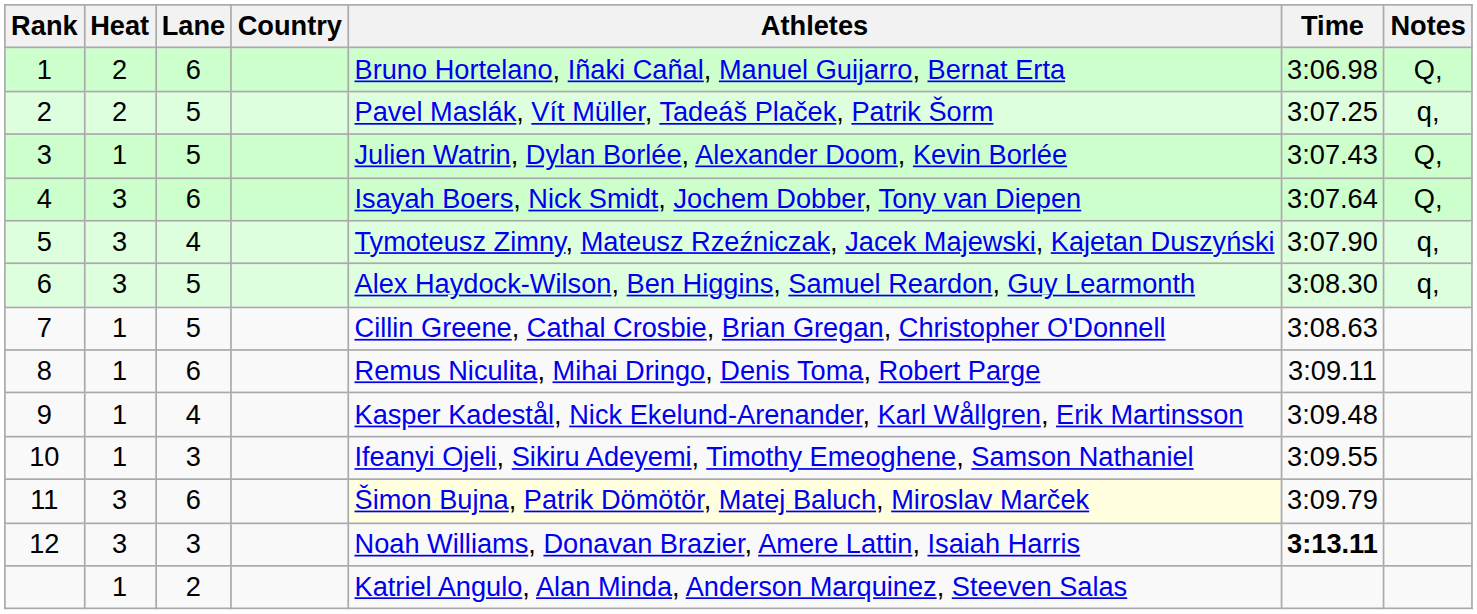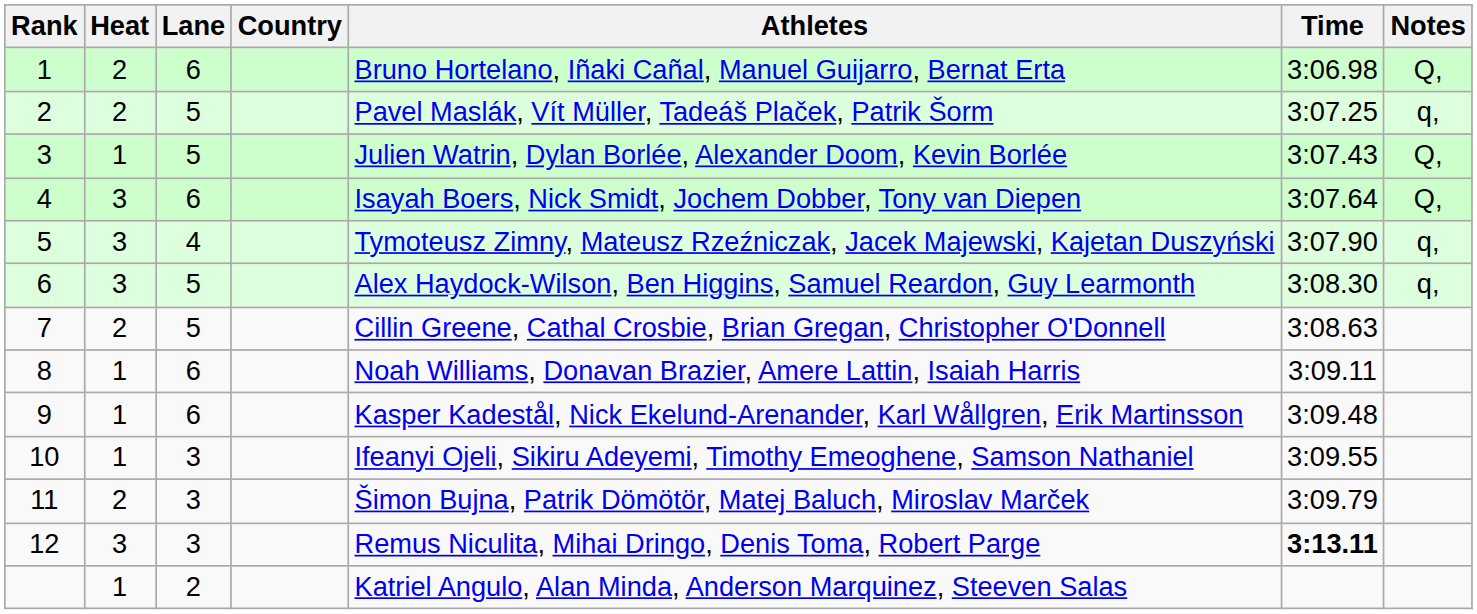(120, 328) 1 -> (120, 328) 2
(697, 371) Remus Niculita, Mihai Dringo, Denis Toma, Robert Parge -> (717, 371) Noah Williams, Donavan Brazier, Amere Lattin, Isaiah Harris
(193, 414) 4 -> (193, 414) 6
(120, 500) 3 -> (120, 500) 2
(193, 500) 6 -> (193, 500) 3
(722, 500) lightyellow background -> (722, 500) no background
(717, 543) Noah Williams, Donavan Brazier, Amere Lattin, Isaiah Harris -> (697, 543) Remus Niculita, Mihai Dringo, Denis Toma, Robert Parge
